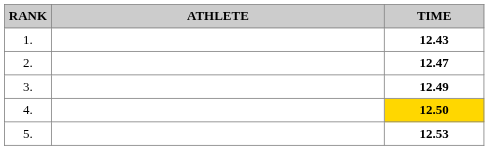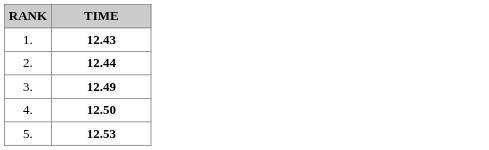- column: (218, 16)
(434, 63) 12.47 -> (101, 63) 12.44
(434, 110) gold background -> (101, 110) no background
